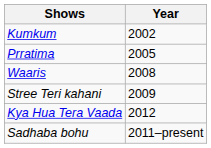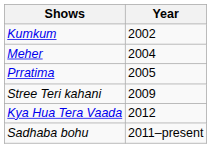+ row: (25, 53)
- row: (27, 73)
